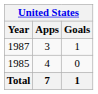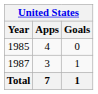rows swapped: (19, 64) <-> (19, 47)
